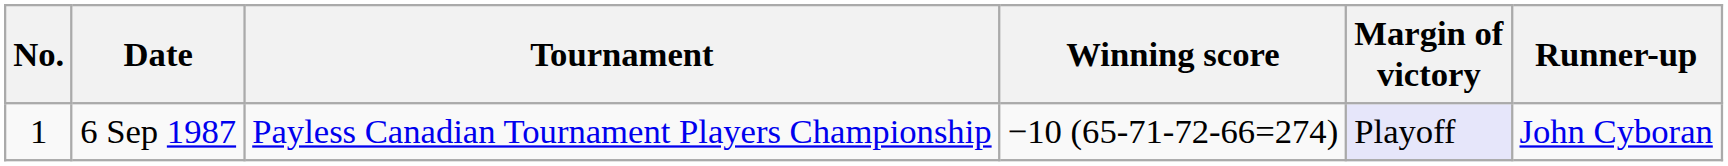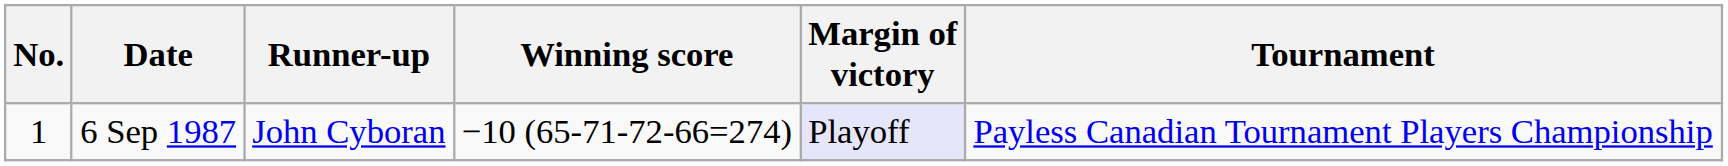columns swapped: (622, 53) <-> (1616, 53)
